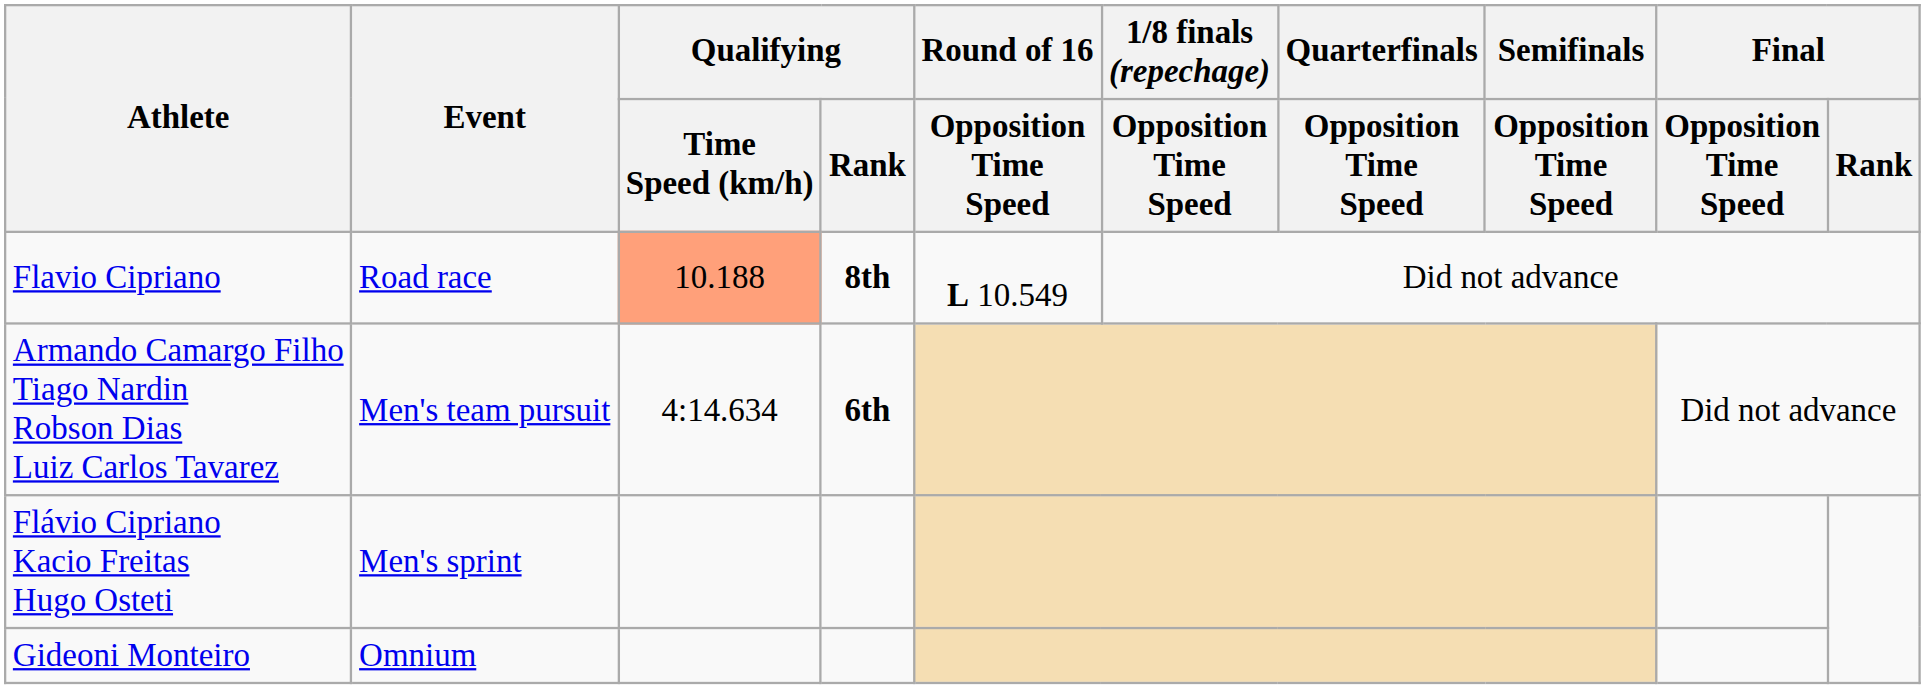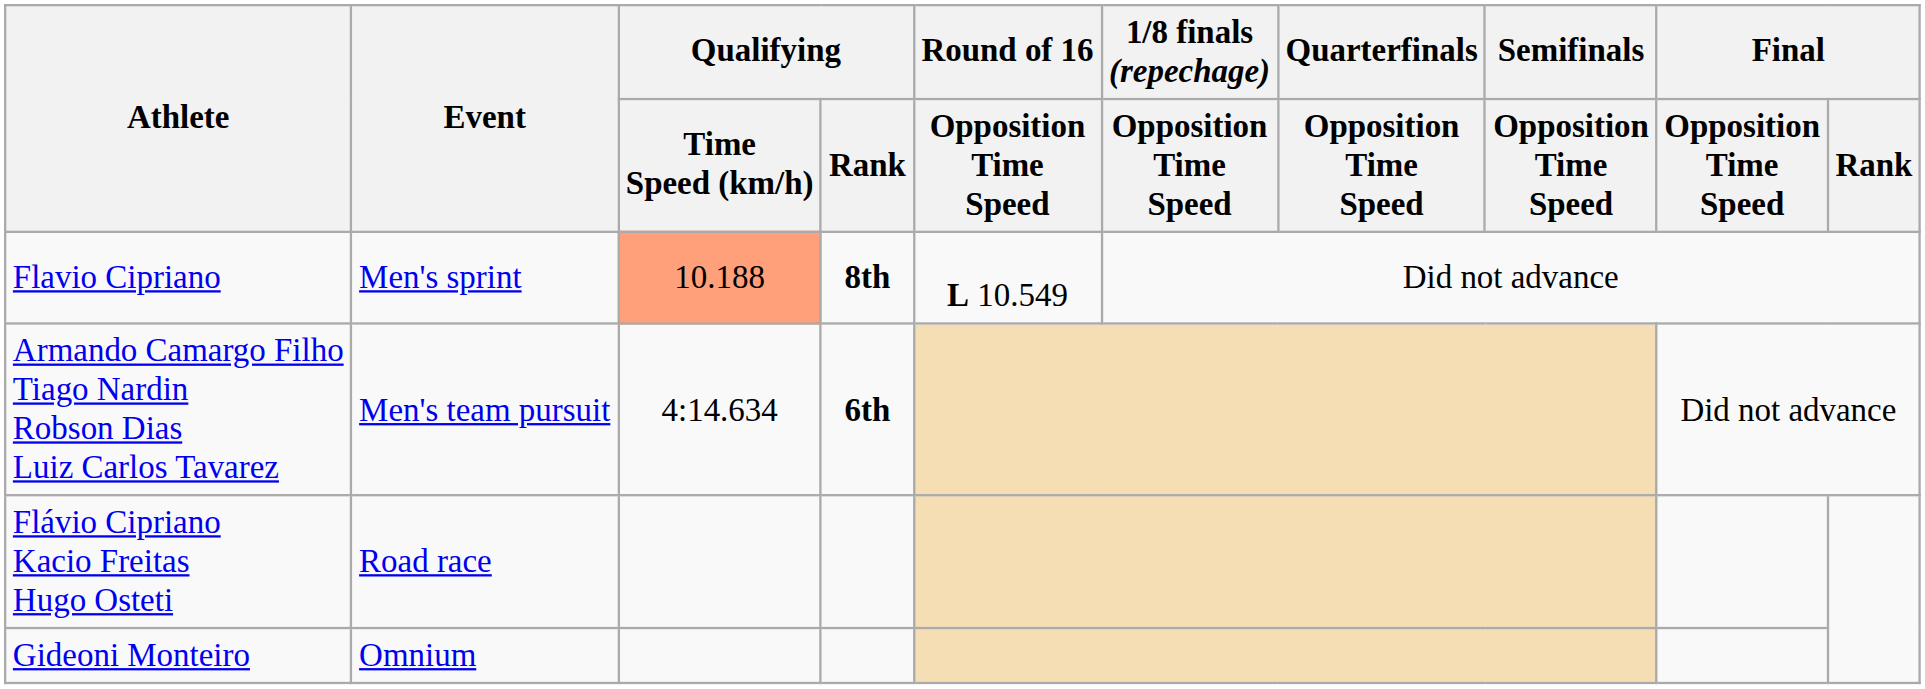(425, 277) Road race -> (440, 277) Men's sprint
(440, 561) Men's sprint -> (425, 561) Road race
